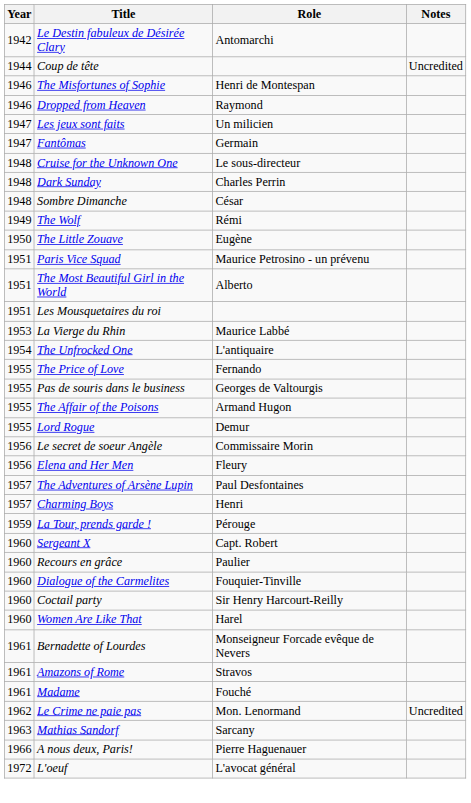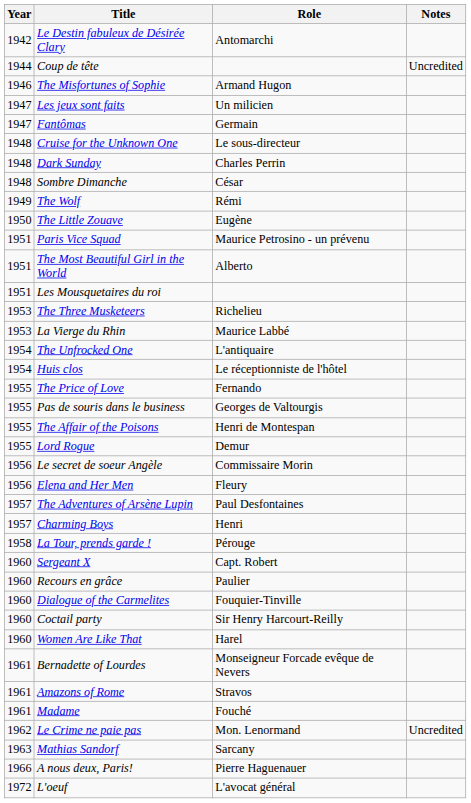(265, 85) Henri de Montespan -> (253, 85) Armand Hugon
- row: (91, 104)
+ row: (91, 311)
+ row: (60, 369)
(253, 407) Armand Hugon -> (265, 427) Henri de Montespan
(19, 523) 1959 -> (19, 542) 1958
